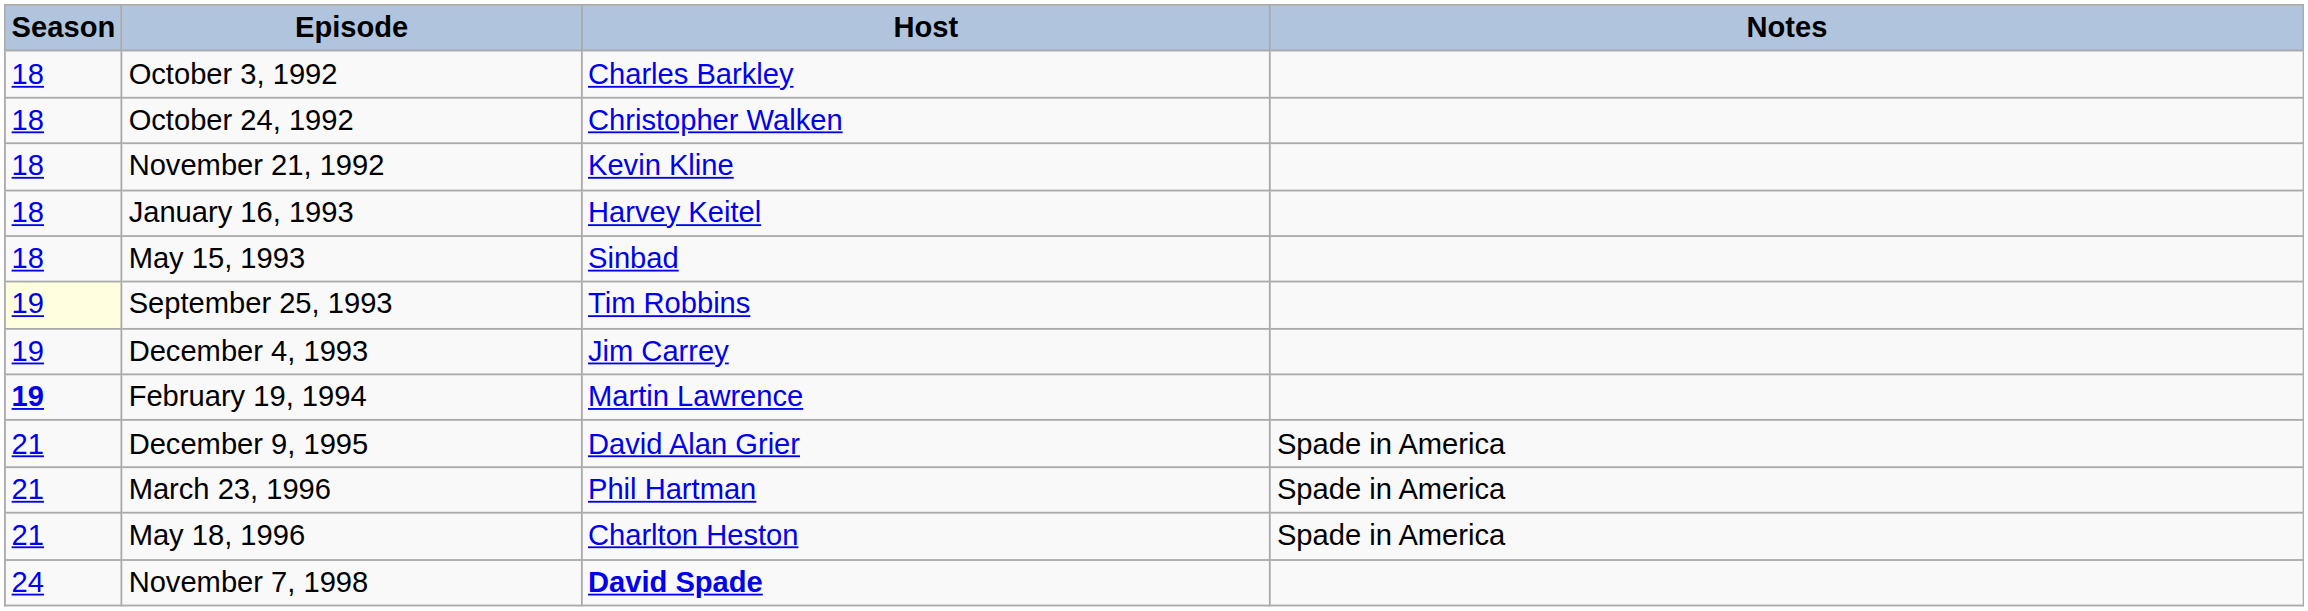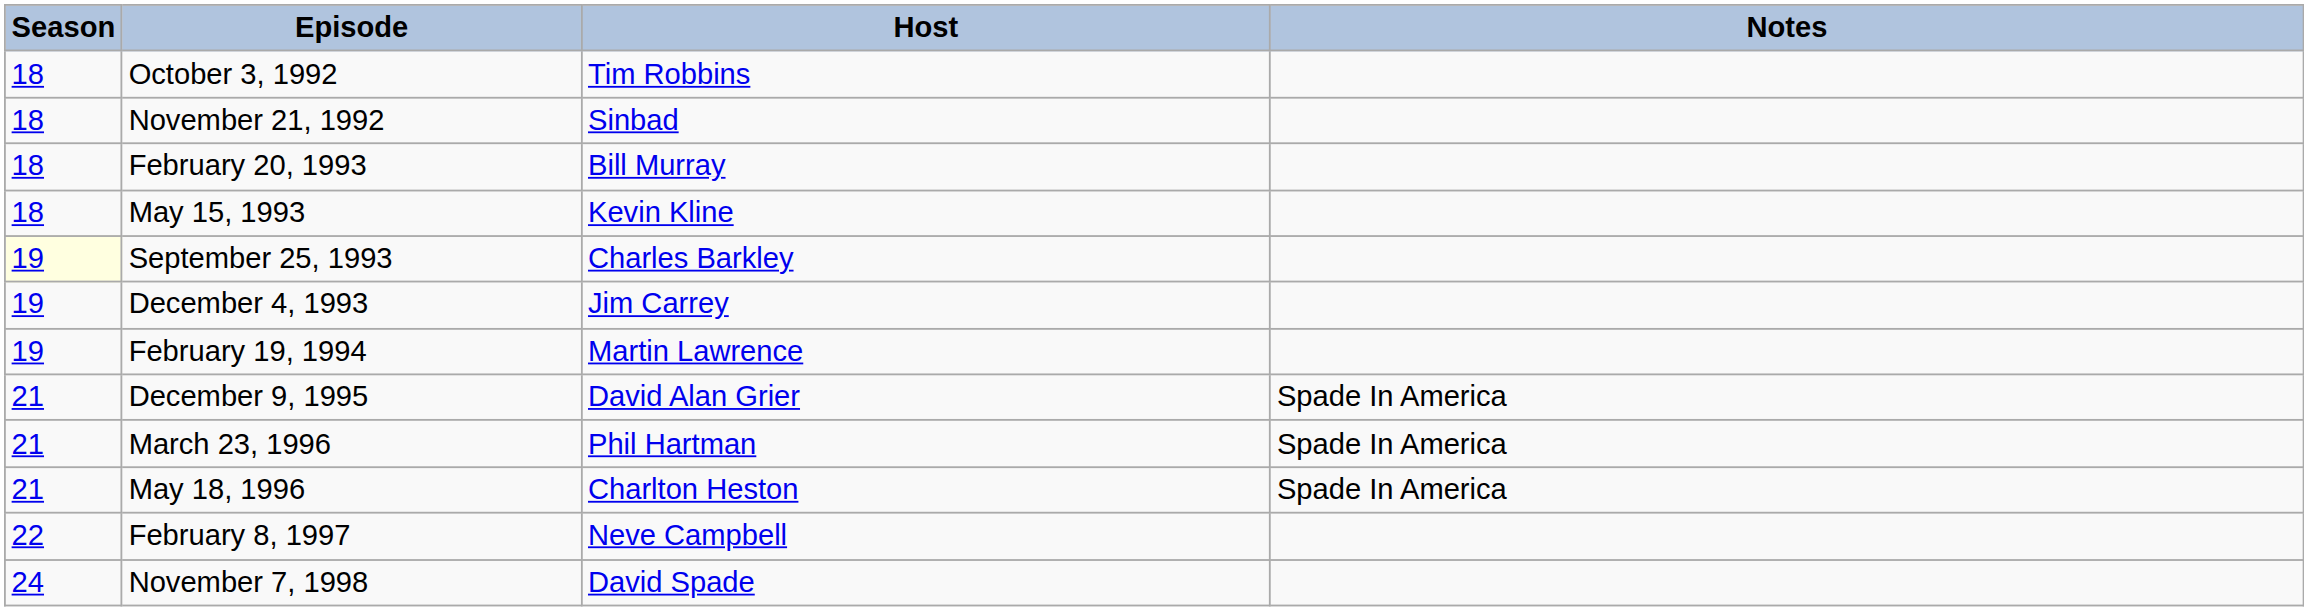(691, 73) Charles Barkley -> (669, 73) Tim Robbins
- row: (241, 119)
(661, 166) Kevin Kline -> (633, 119) Sinbad
- row: (241, 212)
+ row: (248, 166)
(633, 258) Sinbad -> (661, 212) Kevin Kline
(669, 304) Tim Robbins -> (691, 258) Charles Barkley
(28, 397) bold -> (28, 350) normal
(1391, 443) Spade in America -> (1392, 397) Spade In America
(1391, 489) Spade in America -> (1392, 443) Spade In America
(1391, 535) Spade in America -> (1392, 489) Spade In America
+ row: (240, 535)
(675, 581) bold -> (671, 581) normal
